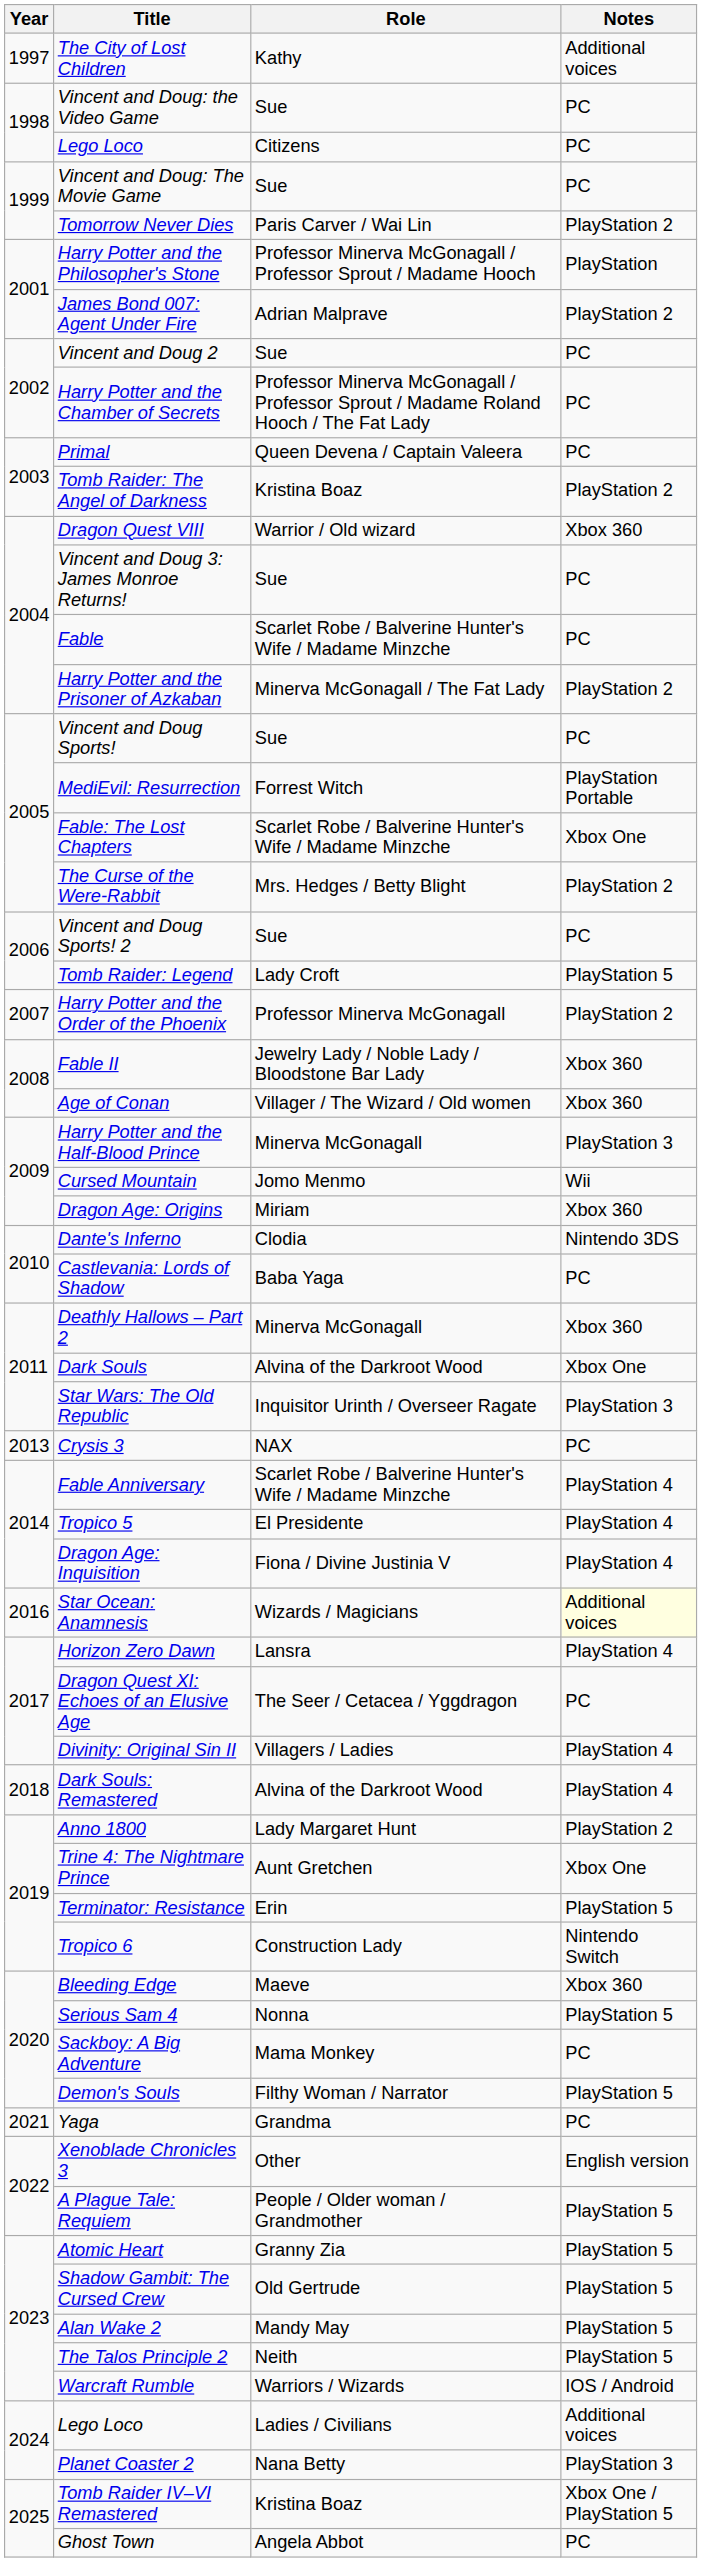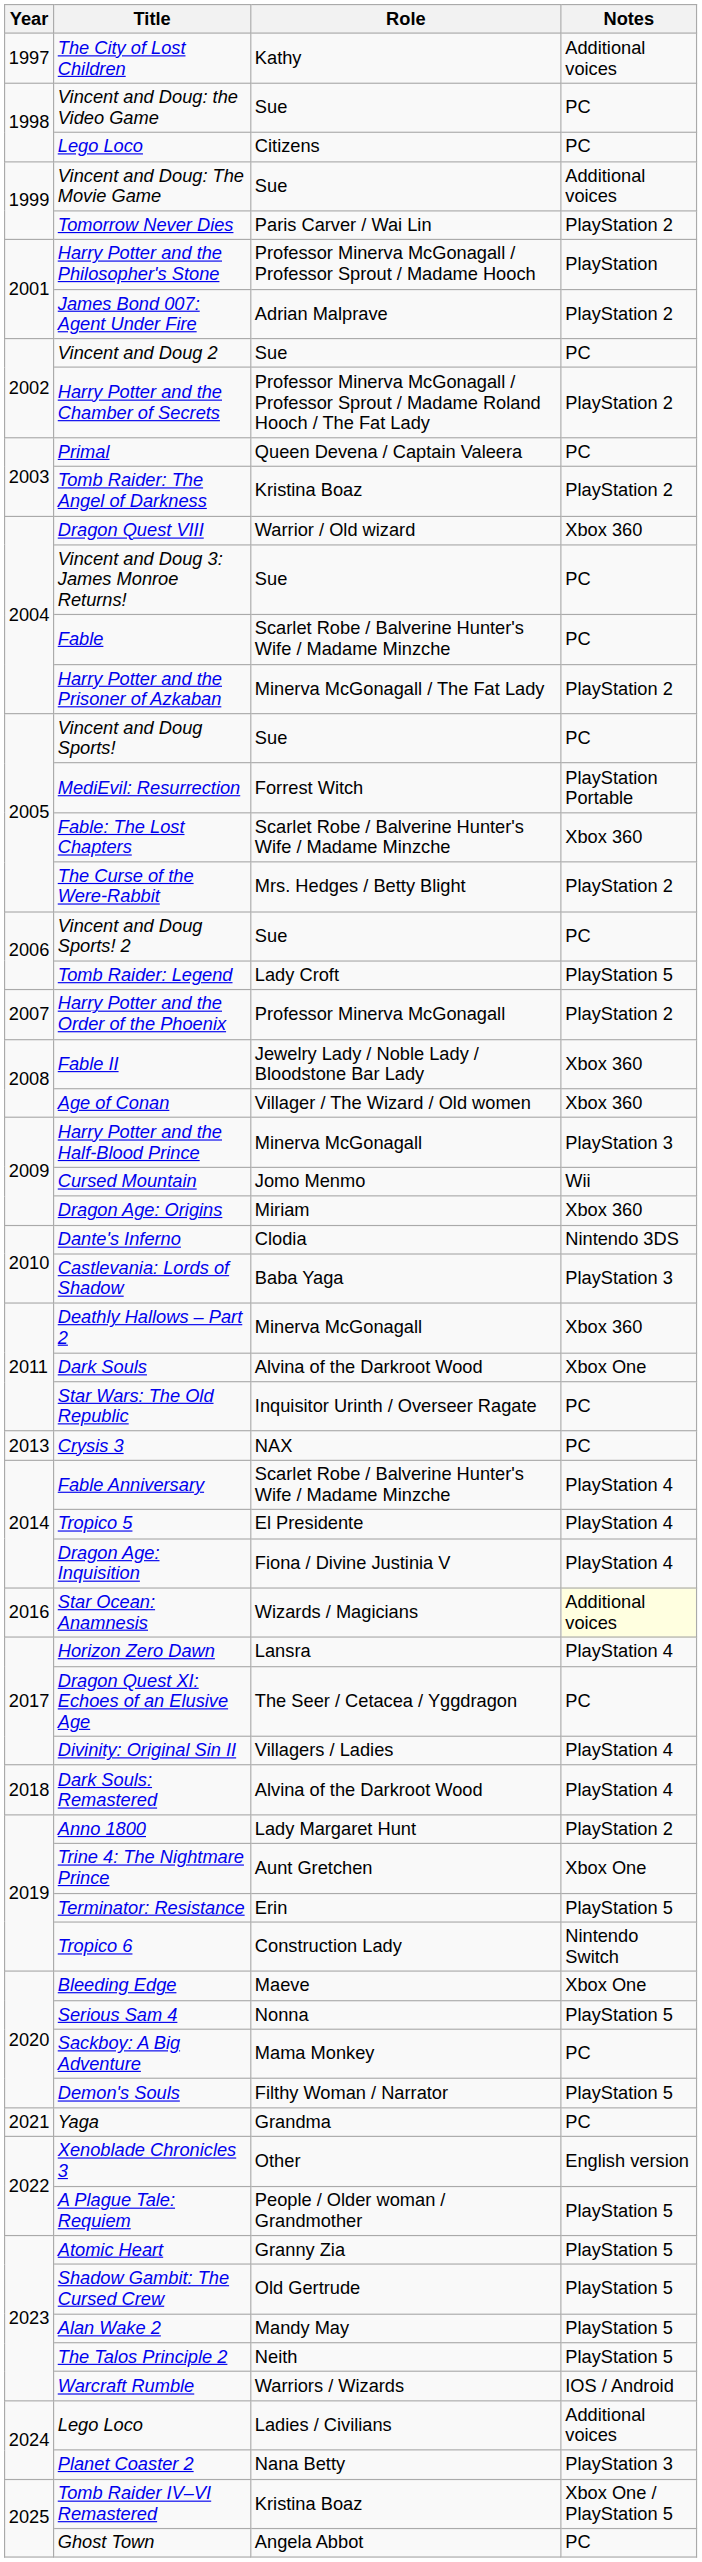(578, 185) PC -> (605, 185) Additional voices
(578, 402) PC -> (619, 402) PlayStation 2
(606, 837) Xbox One -> (604, 837) Xbox 360
(578, 1278) PC -> (619, 1278) PlayStation 3
(619, 1406) PlayStation 3 -> (578, 1406) PC
(604, 1985) Xbox 360 -> (606, 1985) Xbox One
